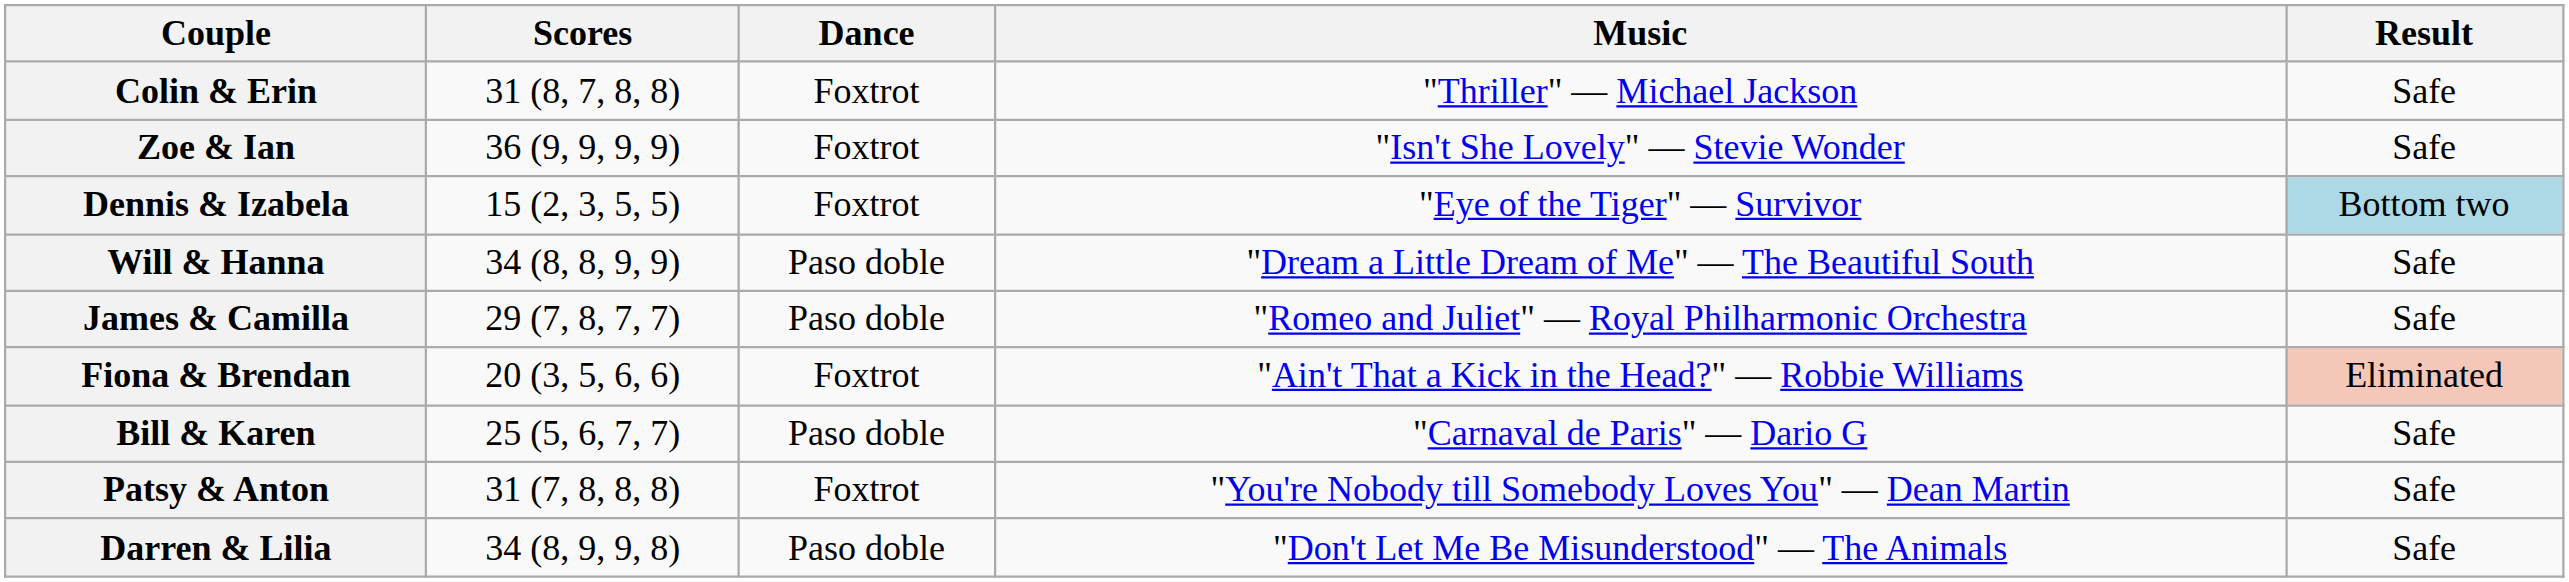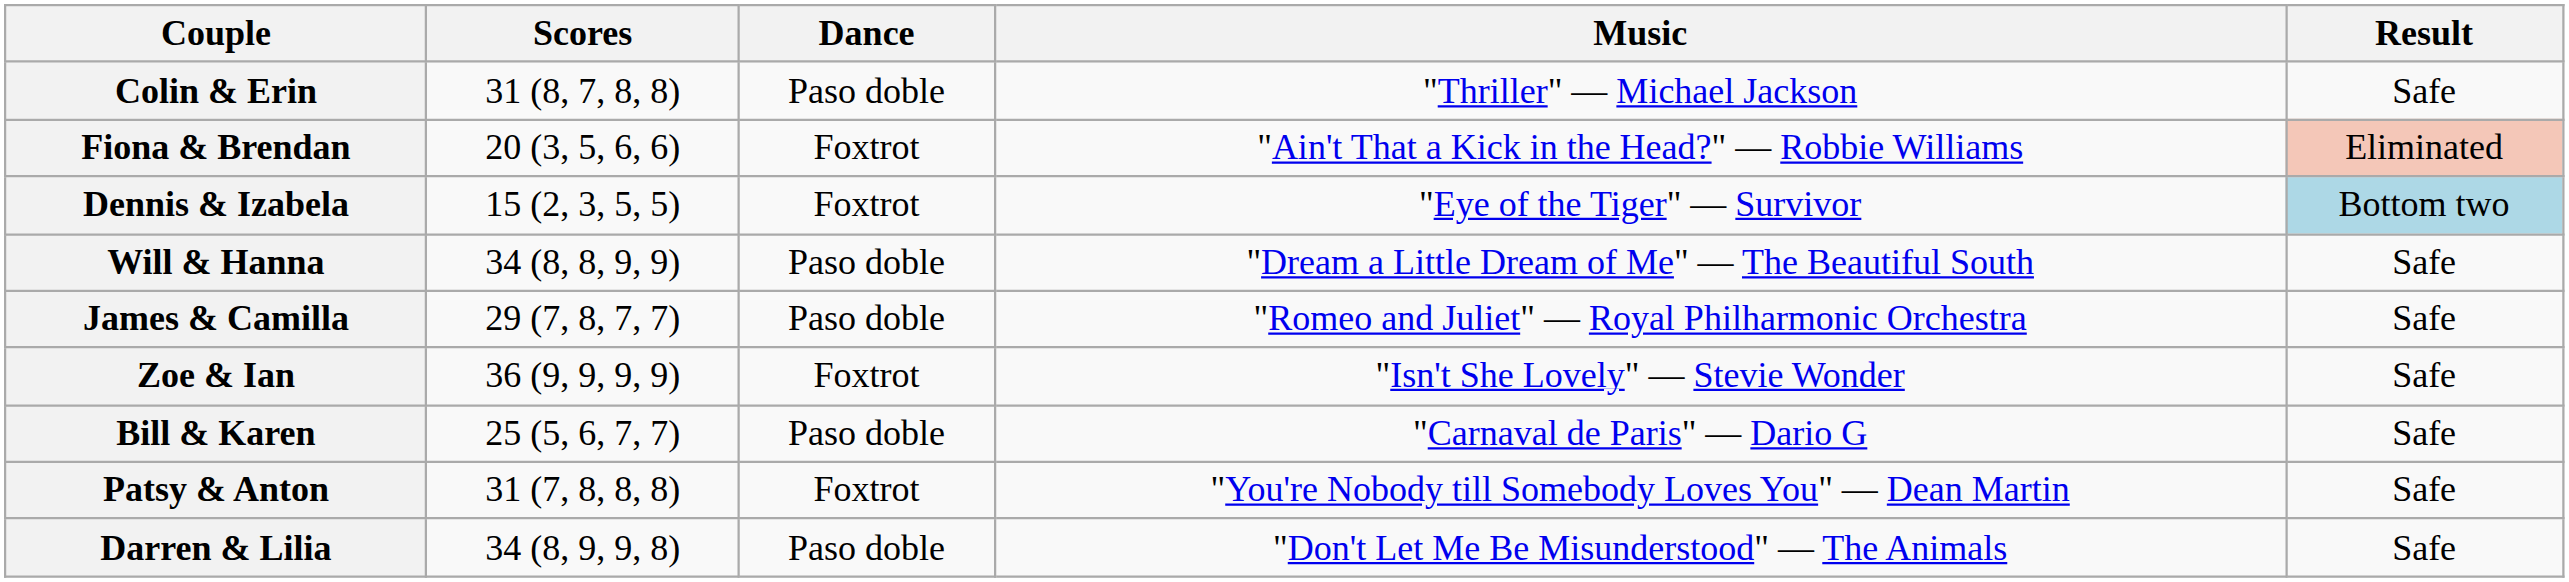(867, 90) Foxtrot -> (867, 90) Paso doble
rows swapped: (216, 147) <-> (216, 375)
